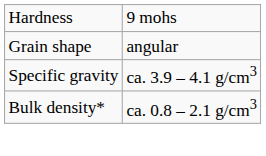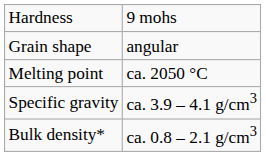+ row: (56, 73)
